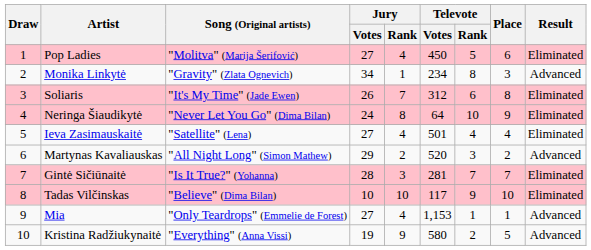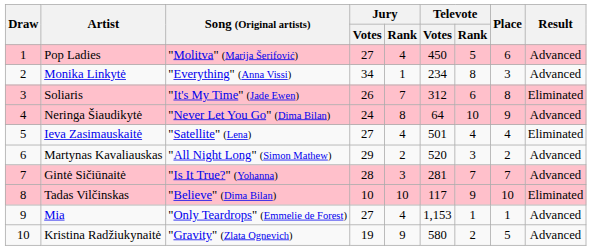(555, 54) Eliminated -> (555, 54) Advanced
(230, 74) "Gravity" (Zlata Ognevich) -> (230, 74) "Everything" (Anna Vissi)
(555, 114) Eliminated -> (555, 114) Advanced
(555, 174) Eliminated -> (555, 174) Advanced
(230, 235) "Everything" (Anna Vissi) -> (230, 235) "Gravity" (Zlata Ognevich)
